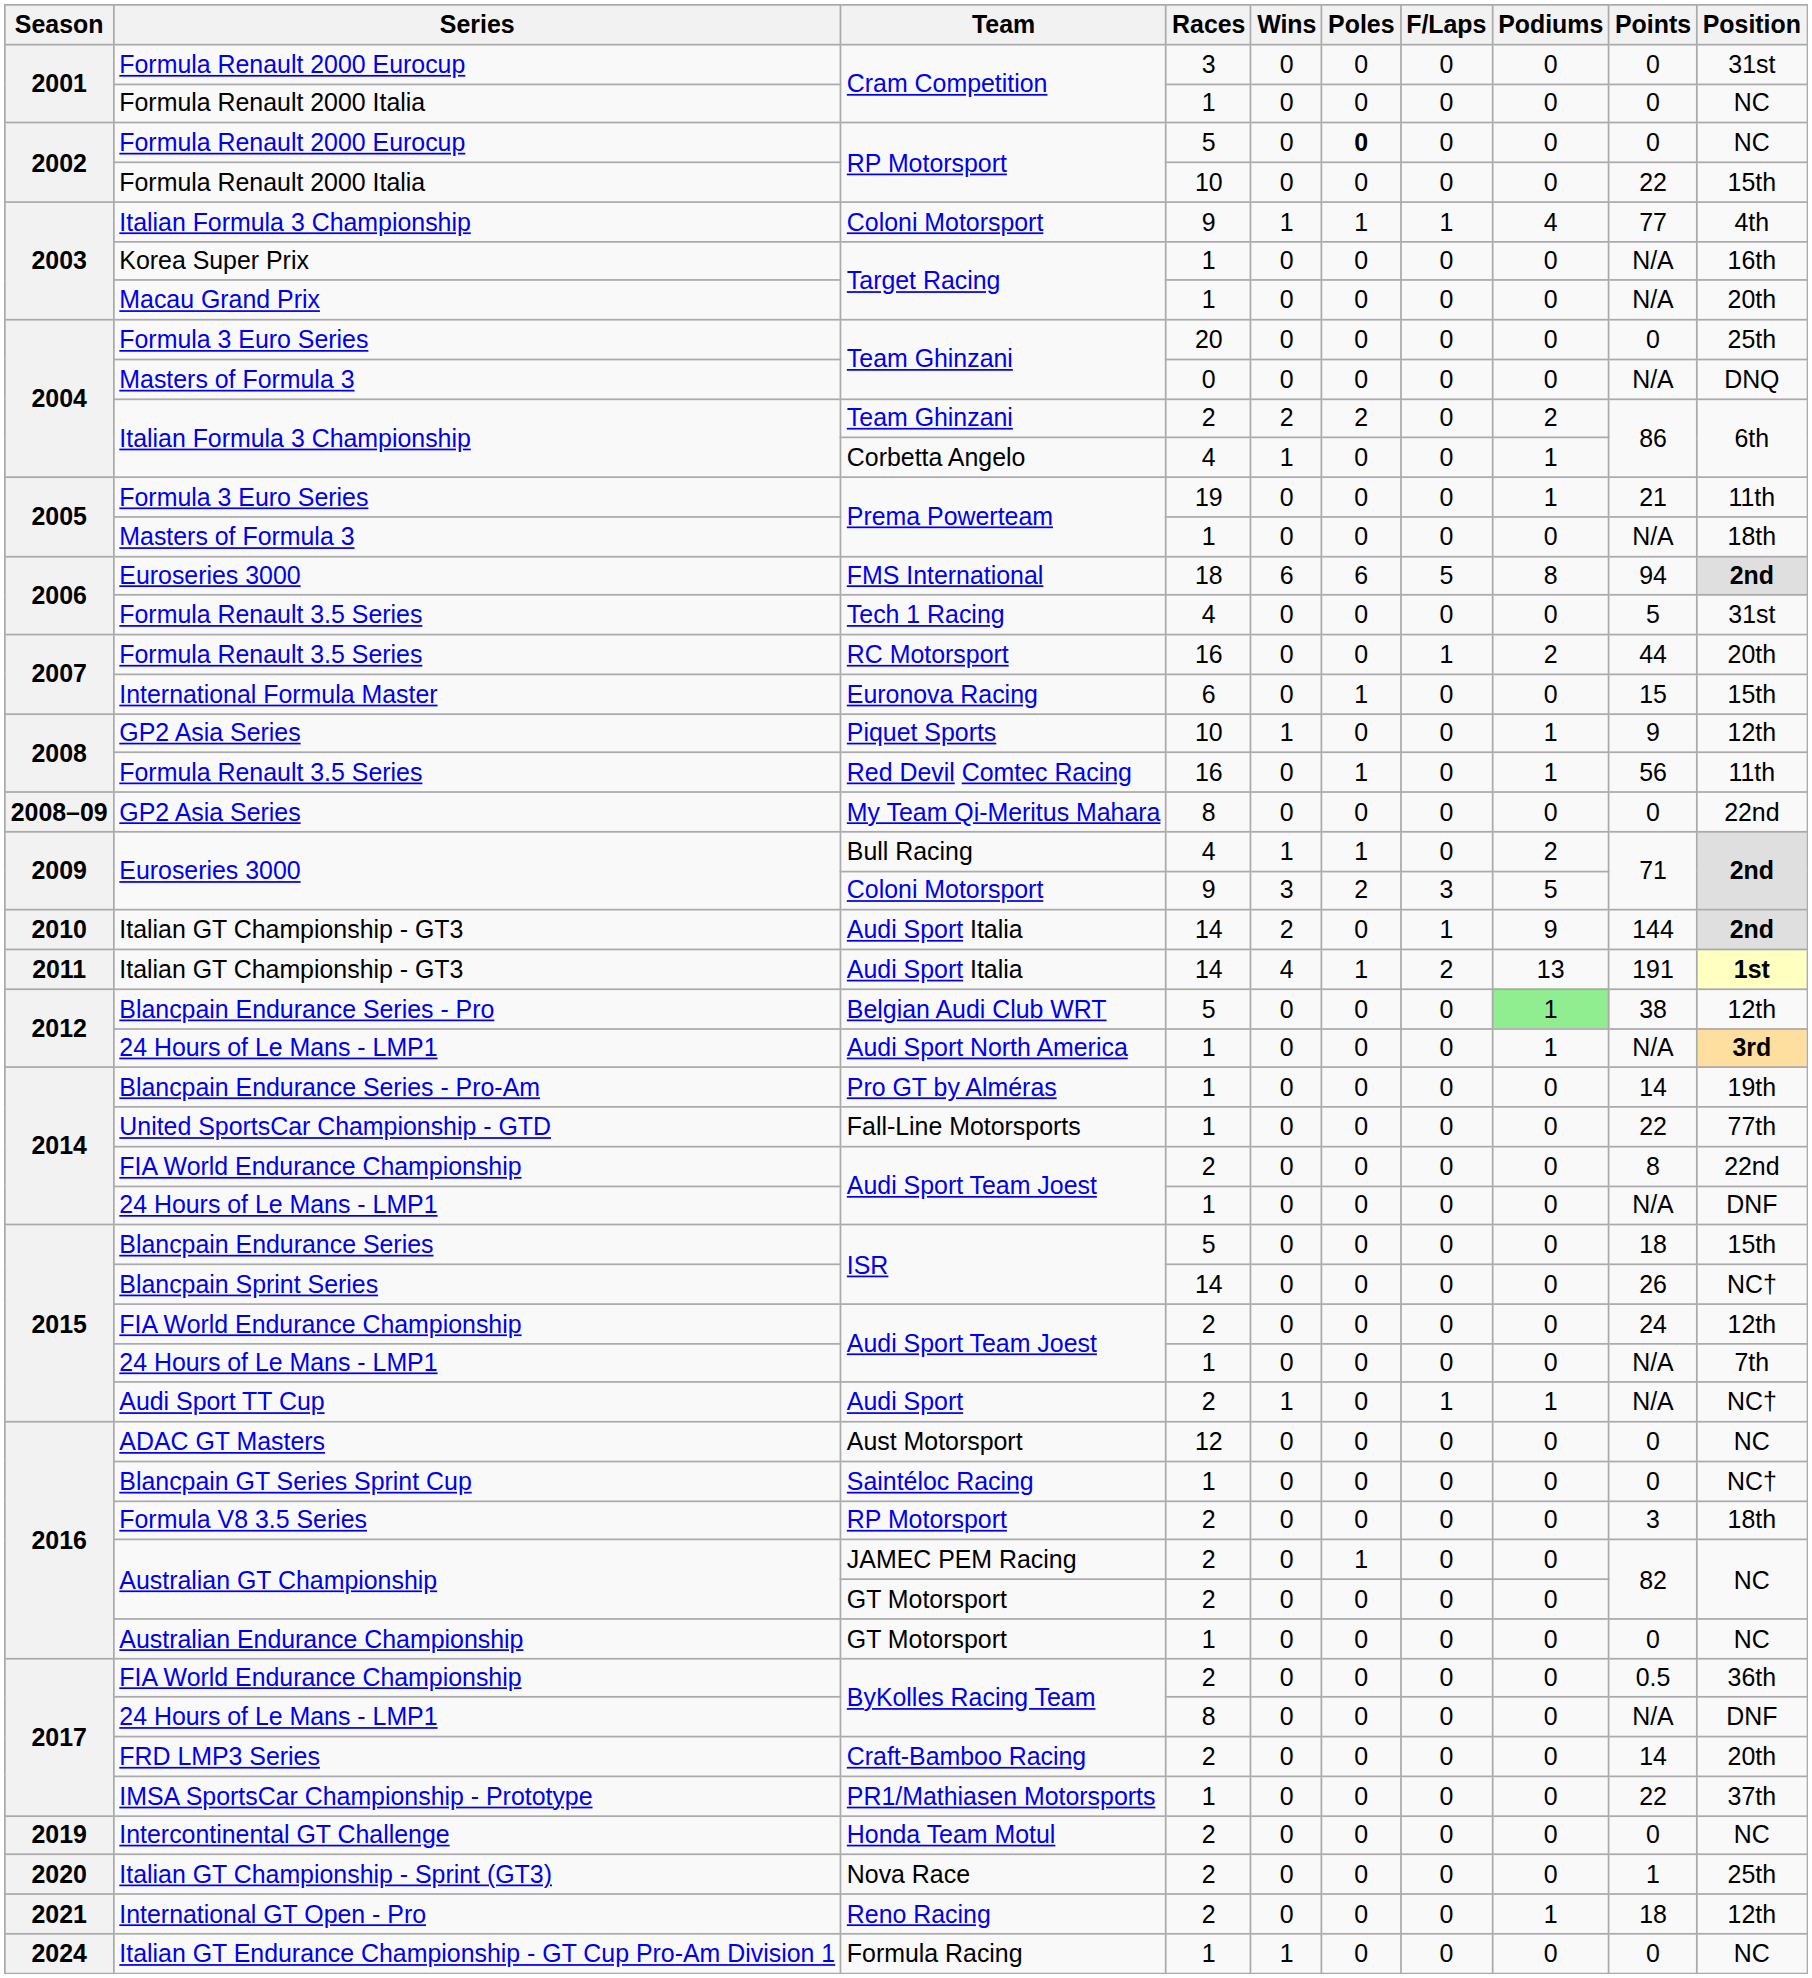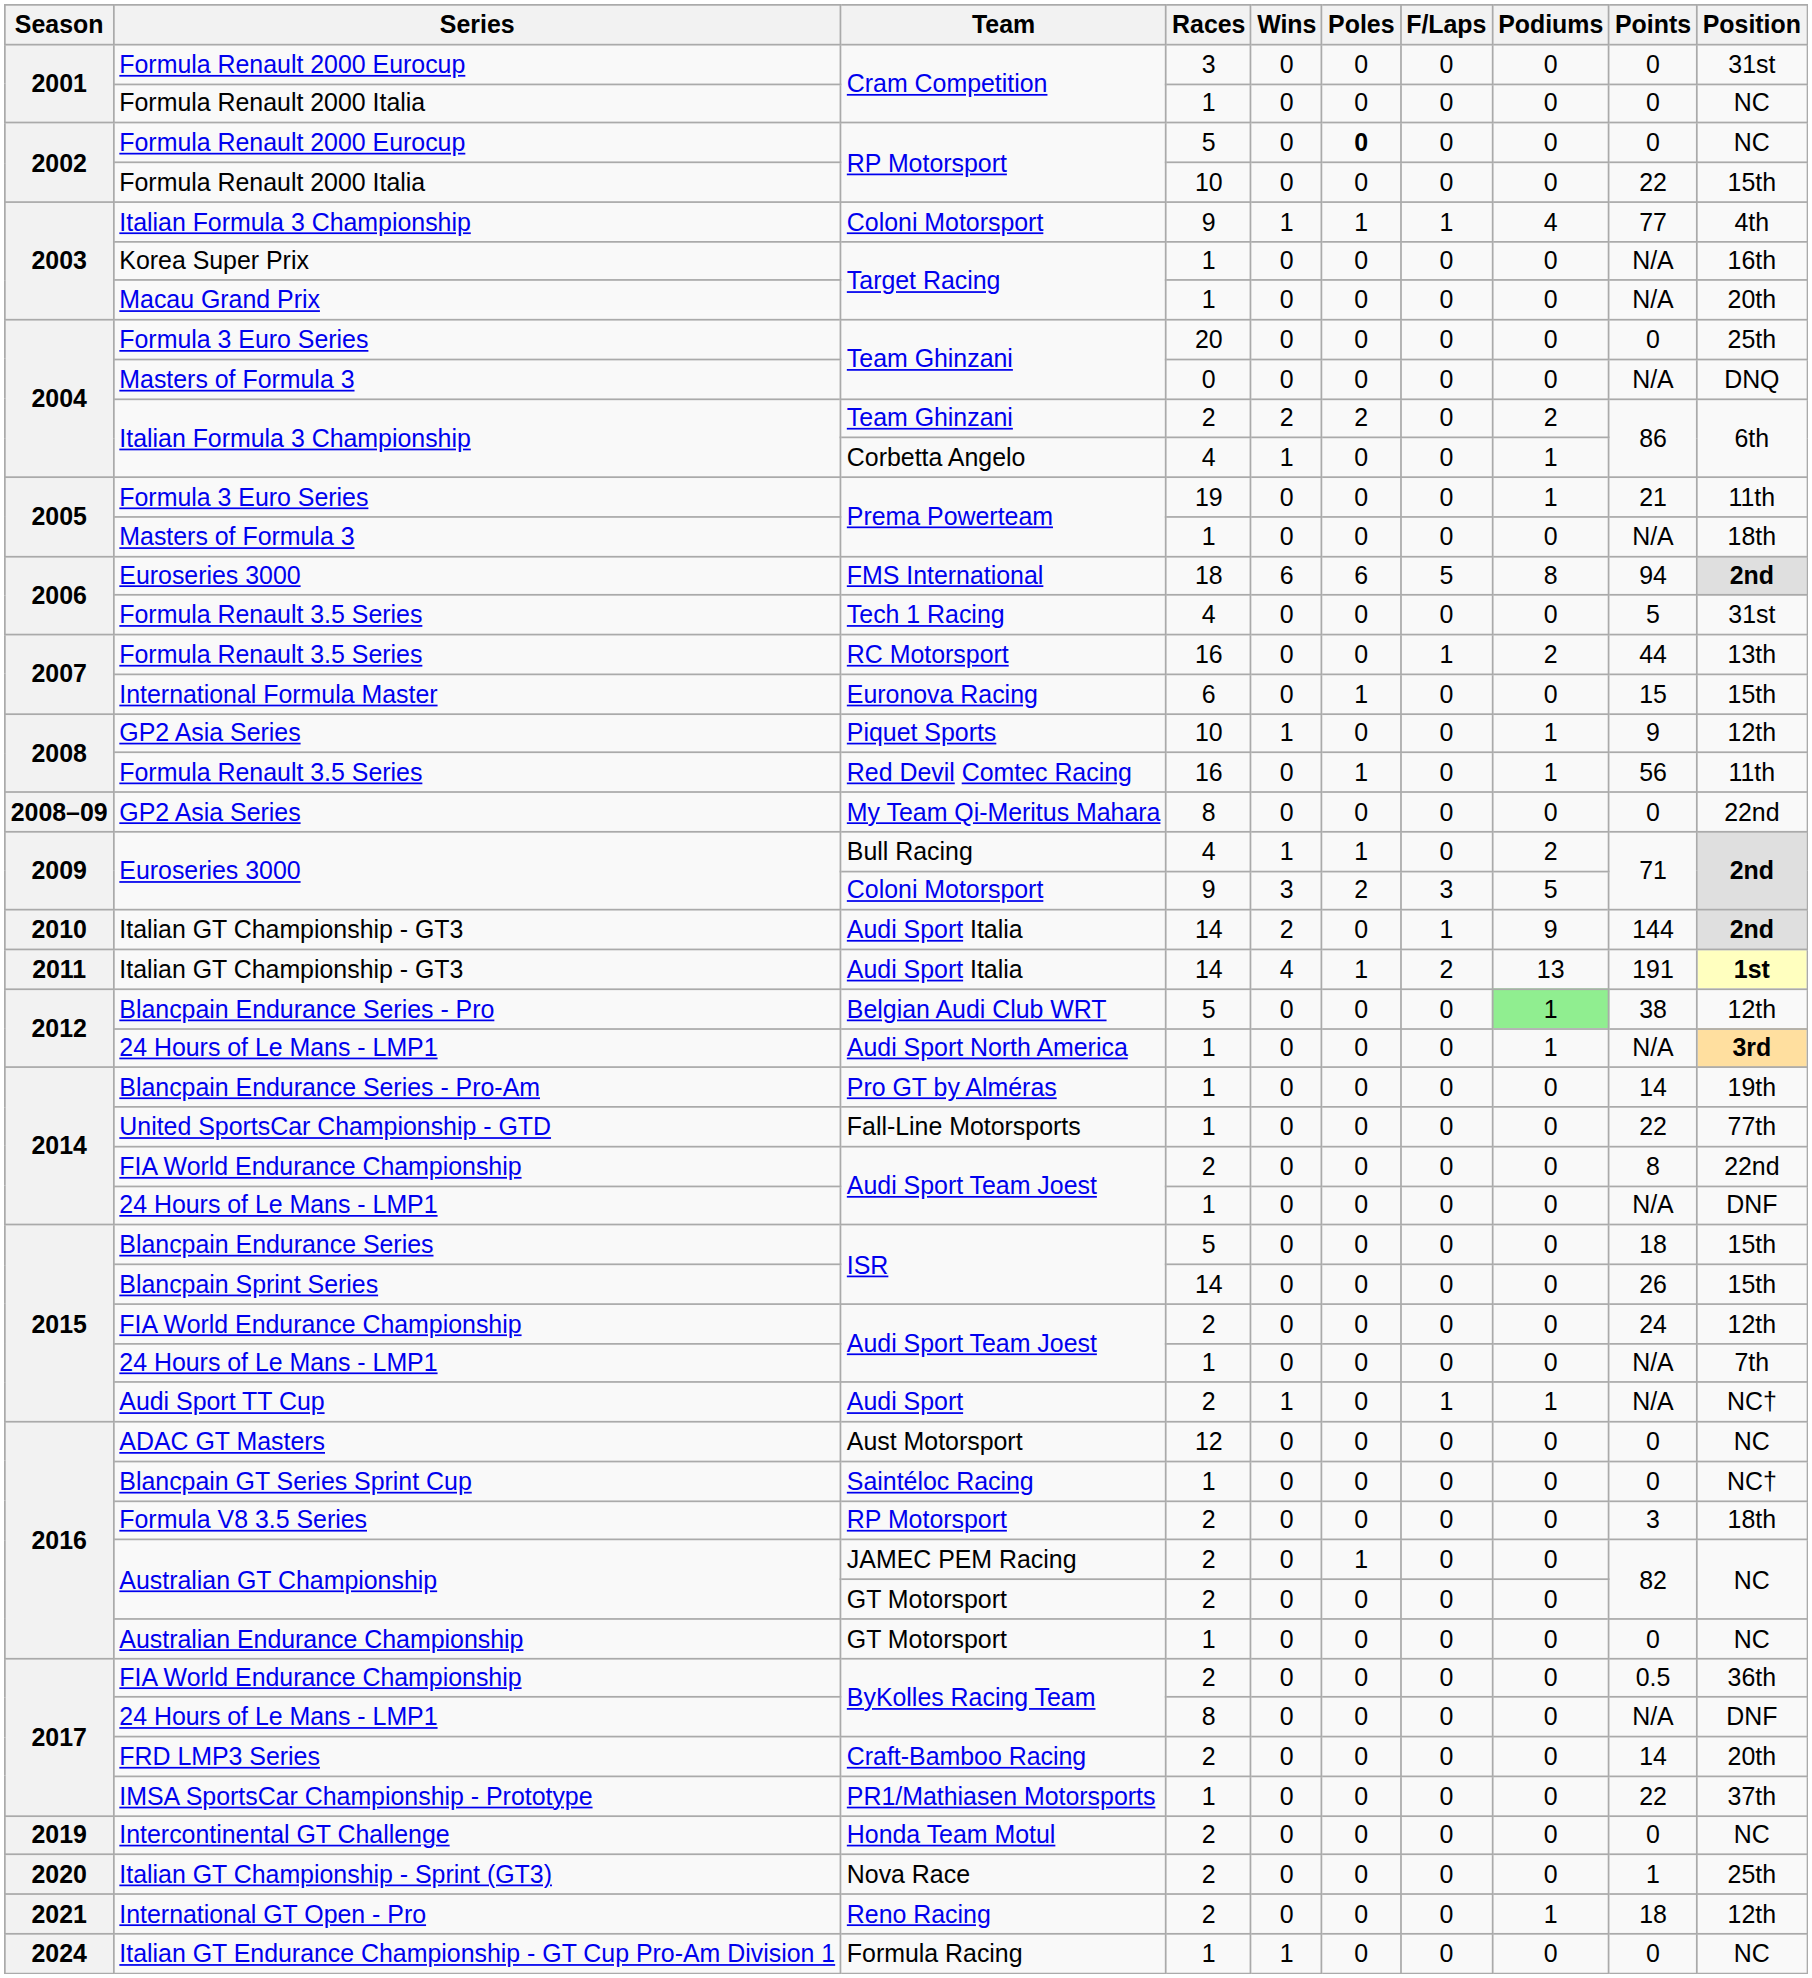(1752, 655) 20th -> (1752, 655) 13th
(1752, 1284) NC† -> (1752, 1284) 15th
